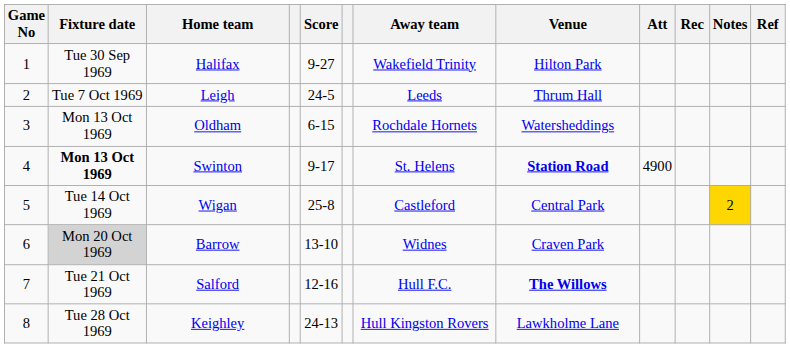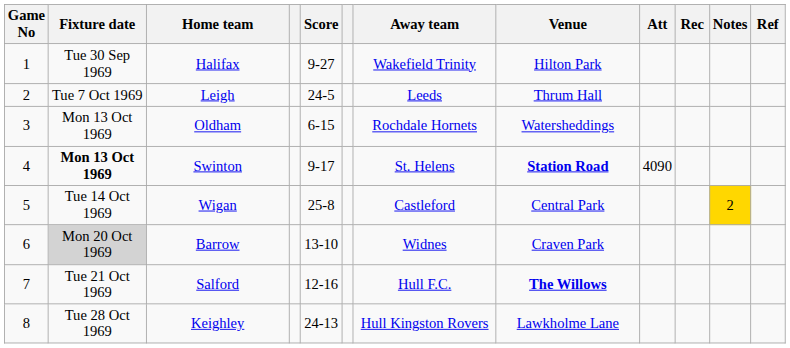(657, 165) 4900 -> (657, 165) 4090
